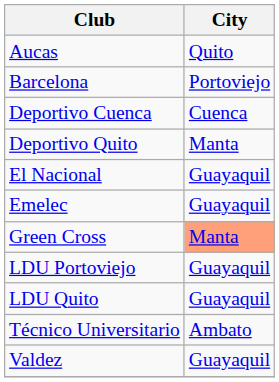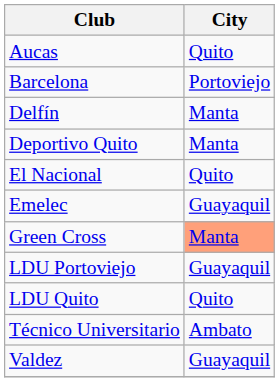+ row: (34, 112)
- row: (80, 112)
(230, 174) Guayaquil -> (211, 174) Quito
(230, 298) Guayaquil -> (211, 298) Quito
